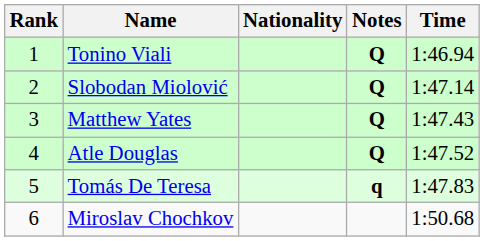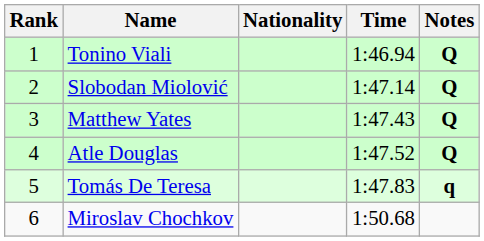columns swapped: (443, 20) <-> (377, 20)
